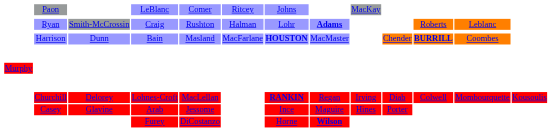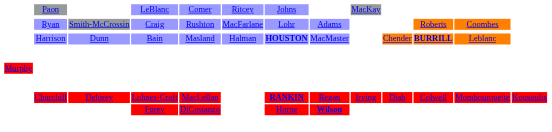(243, 24) Halman -> (243, 24) MacFarlane
(329, 24) bold -> (329, 24) normal
(483, 24) Leblanc -> (483, 24) Coombes
(243, 39) MacFarlane -> (243, 39) Halman
(483, 39) Coombes -> (483, 39) Leblanc
- row: (18, 110)
